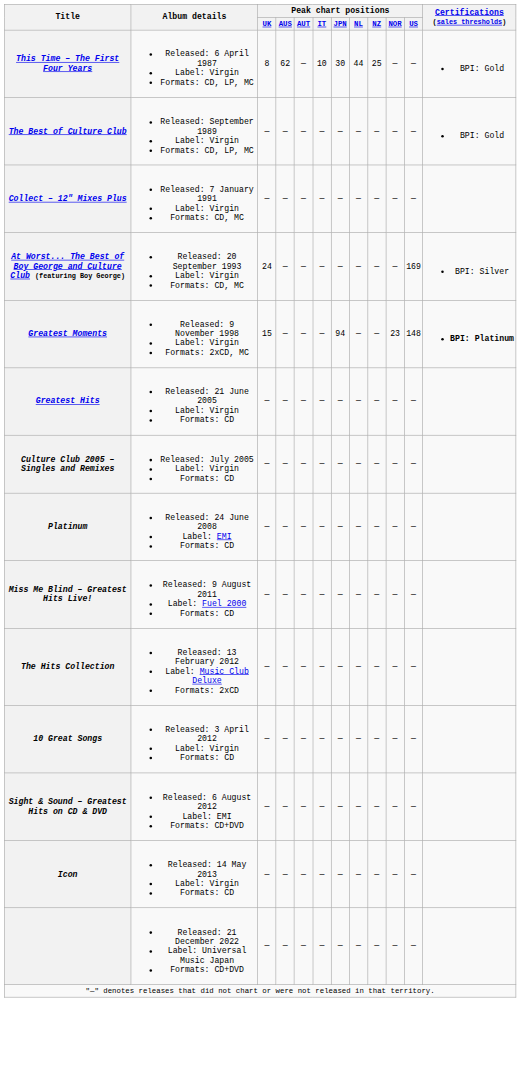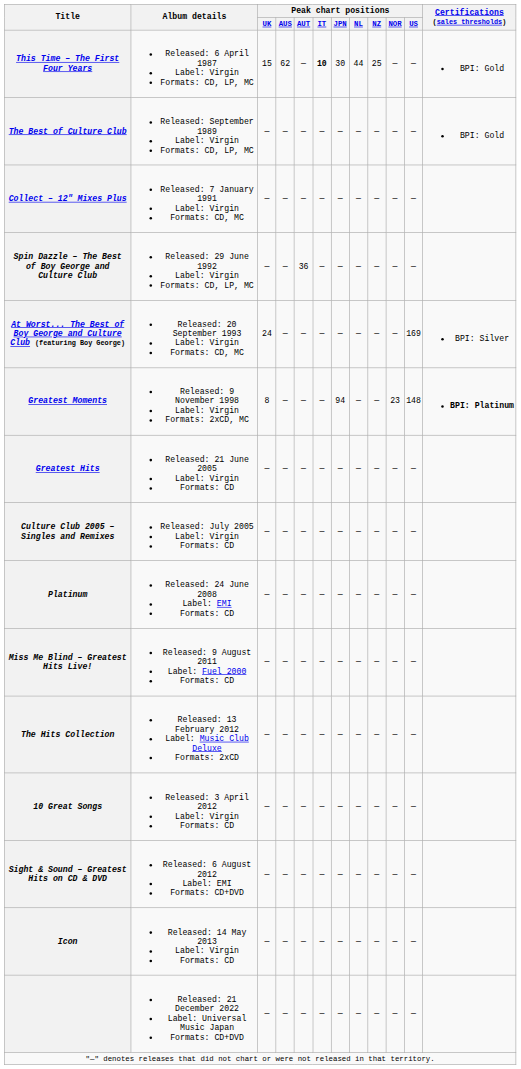(267, 64) 8 -> (267, 64) 15
(322, 64) normal -> (322, 64) bold
+ row: (68, 266)
(267, 334) 15 -> (267, 401) 8
